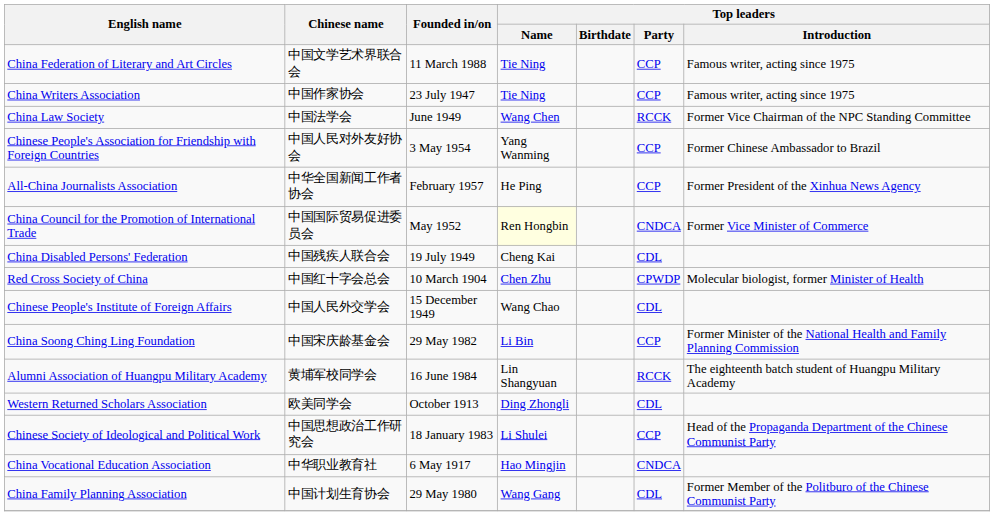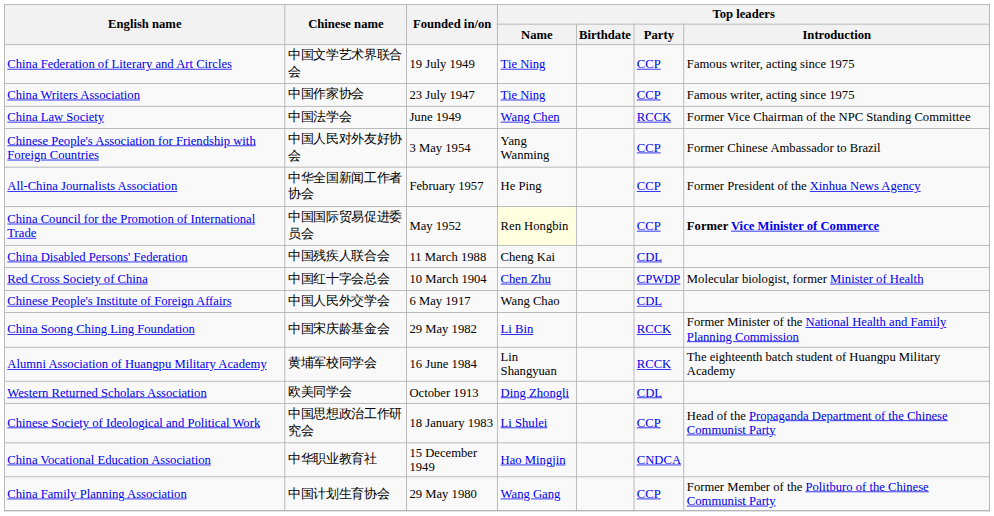(448, 64) 11 March 1988 -> (442, 64) 19 July 1949
(659, 225) CNDCA -> (649, 225) CCP
(778, 225) normal -> (783, 225) bold
(442, 256) 19 July 1949 -> (448, 256) 11 March 1988
(443, 307) 15 December 1949 -> (440, 301) 6 May 1917
(649, 341) CCP -> (654, 329) RCCK
(440, 465) 6 May 1917 -> (443, 459) 15 December 1949
(649, 494) CDL -> (649, 494) CCP
